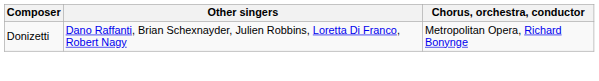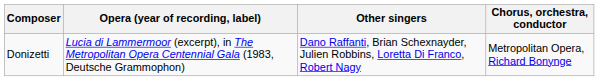+ column: (180, 19)
